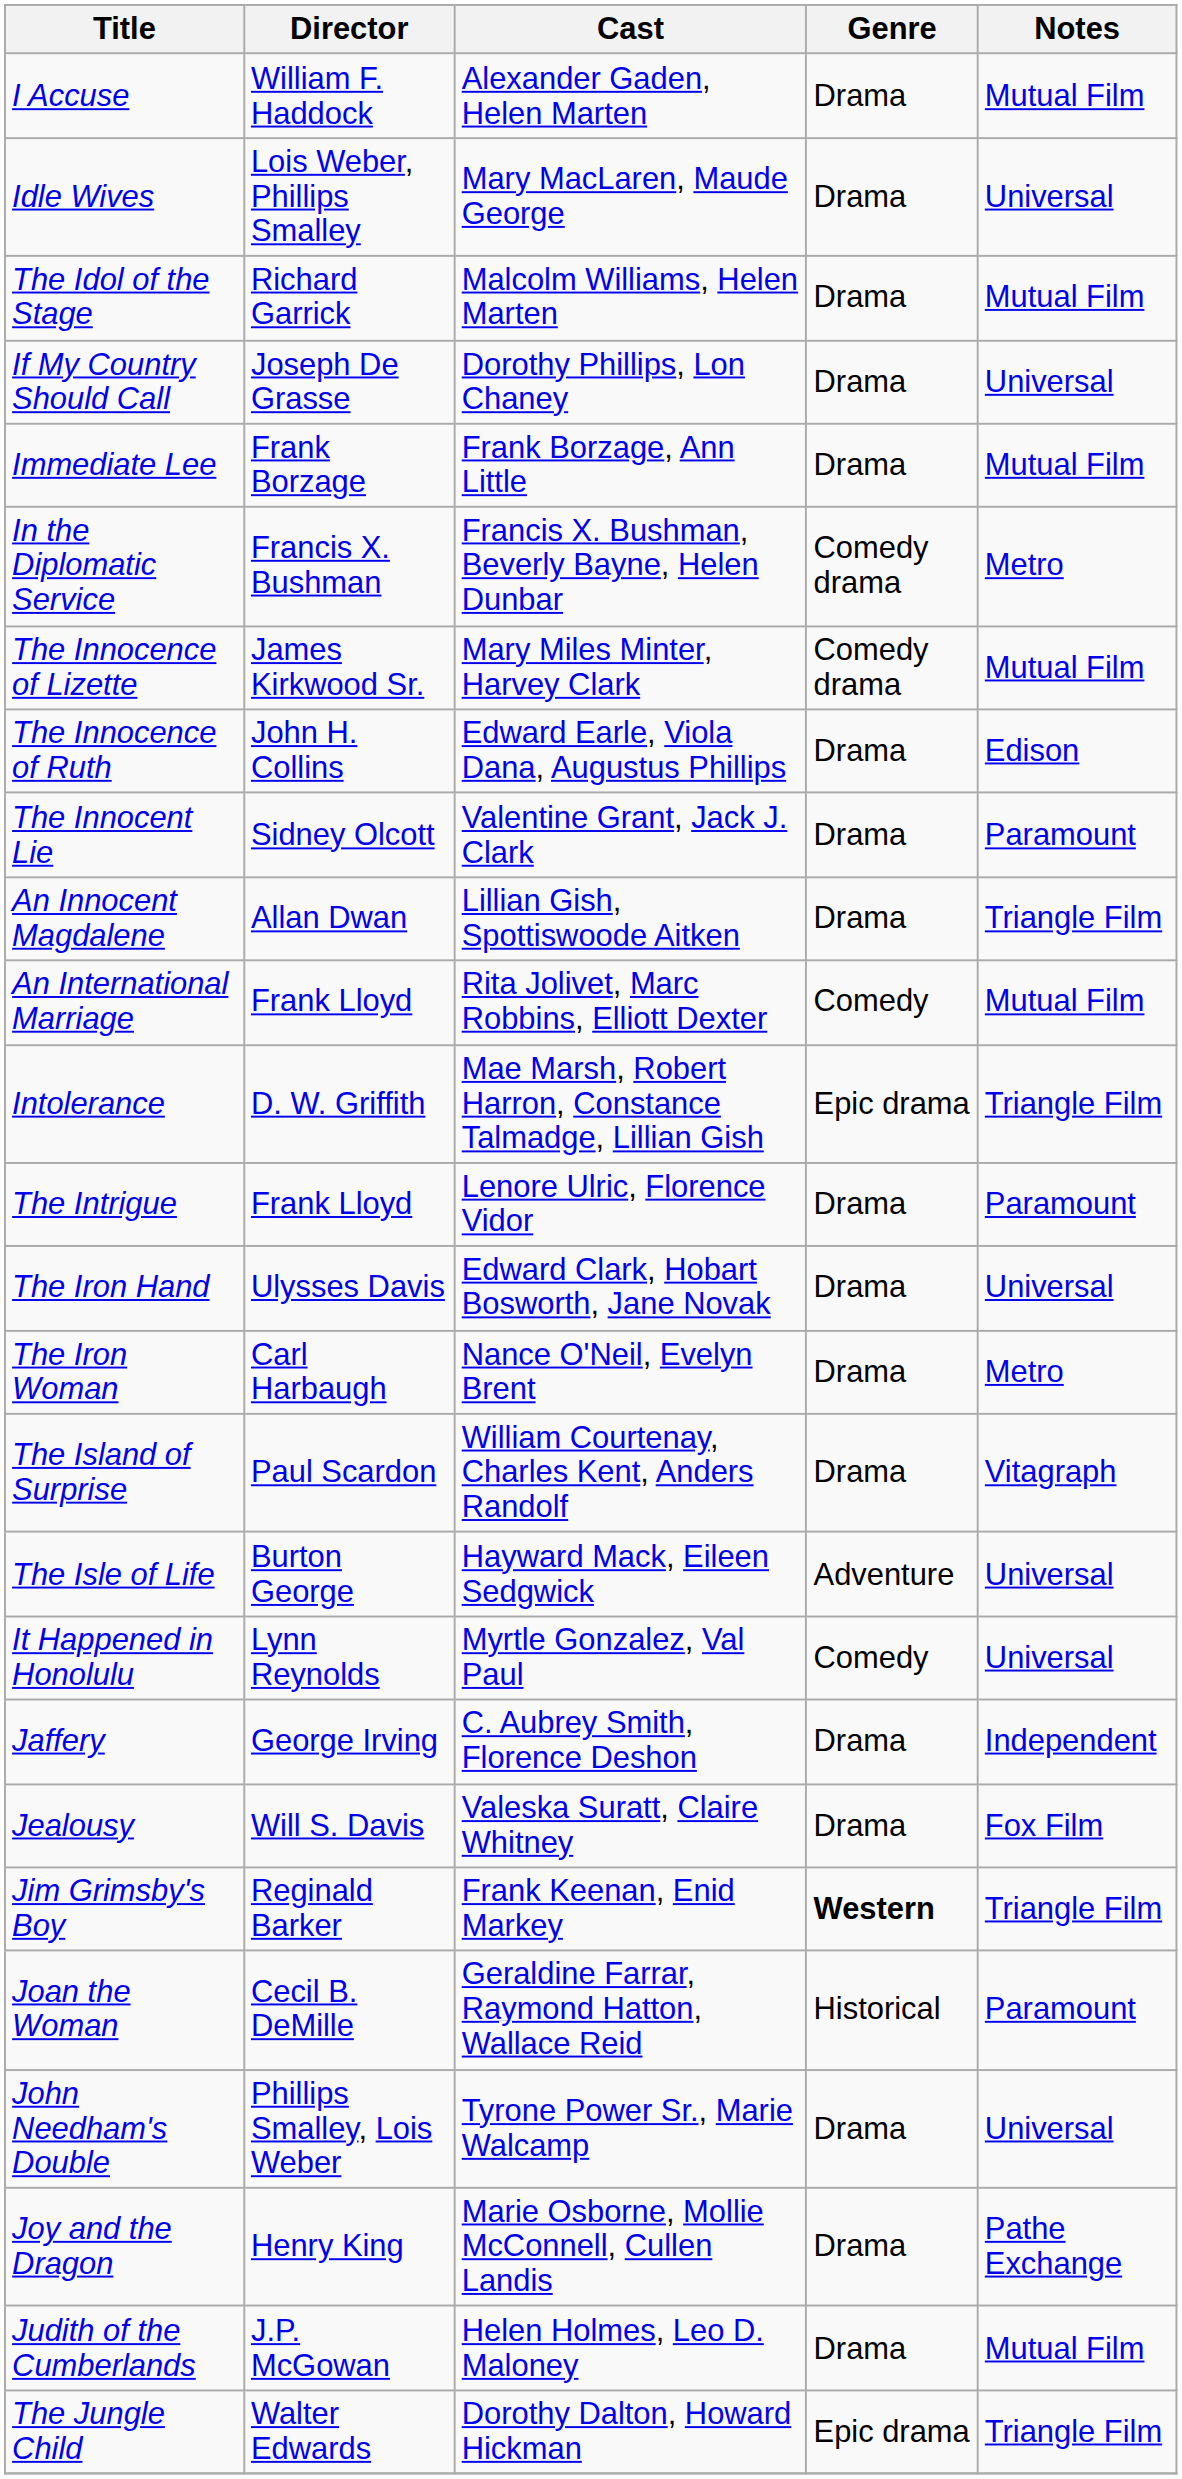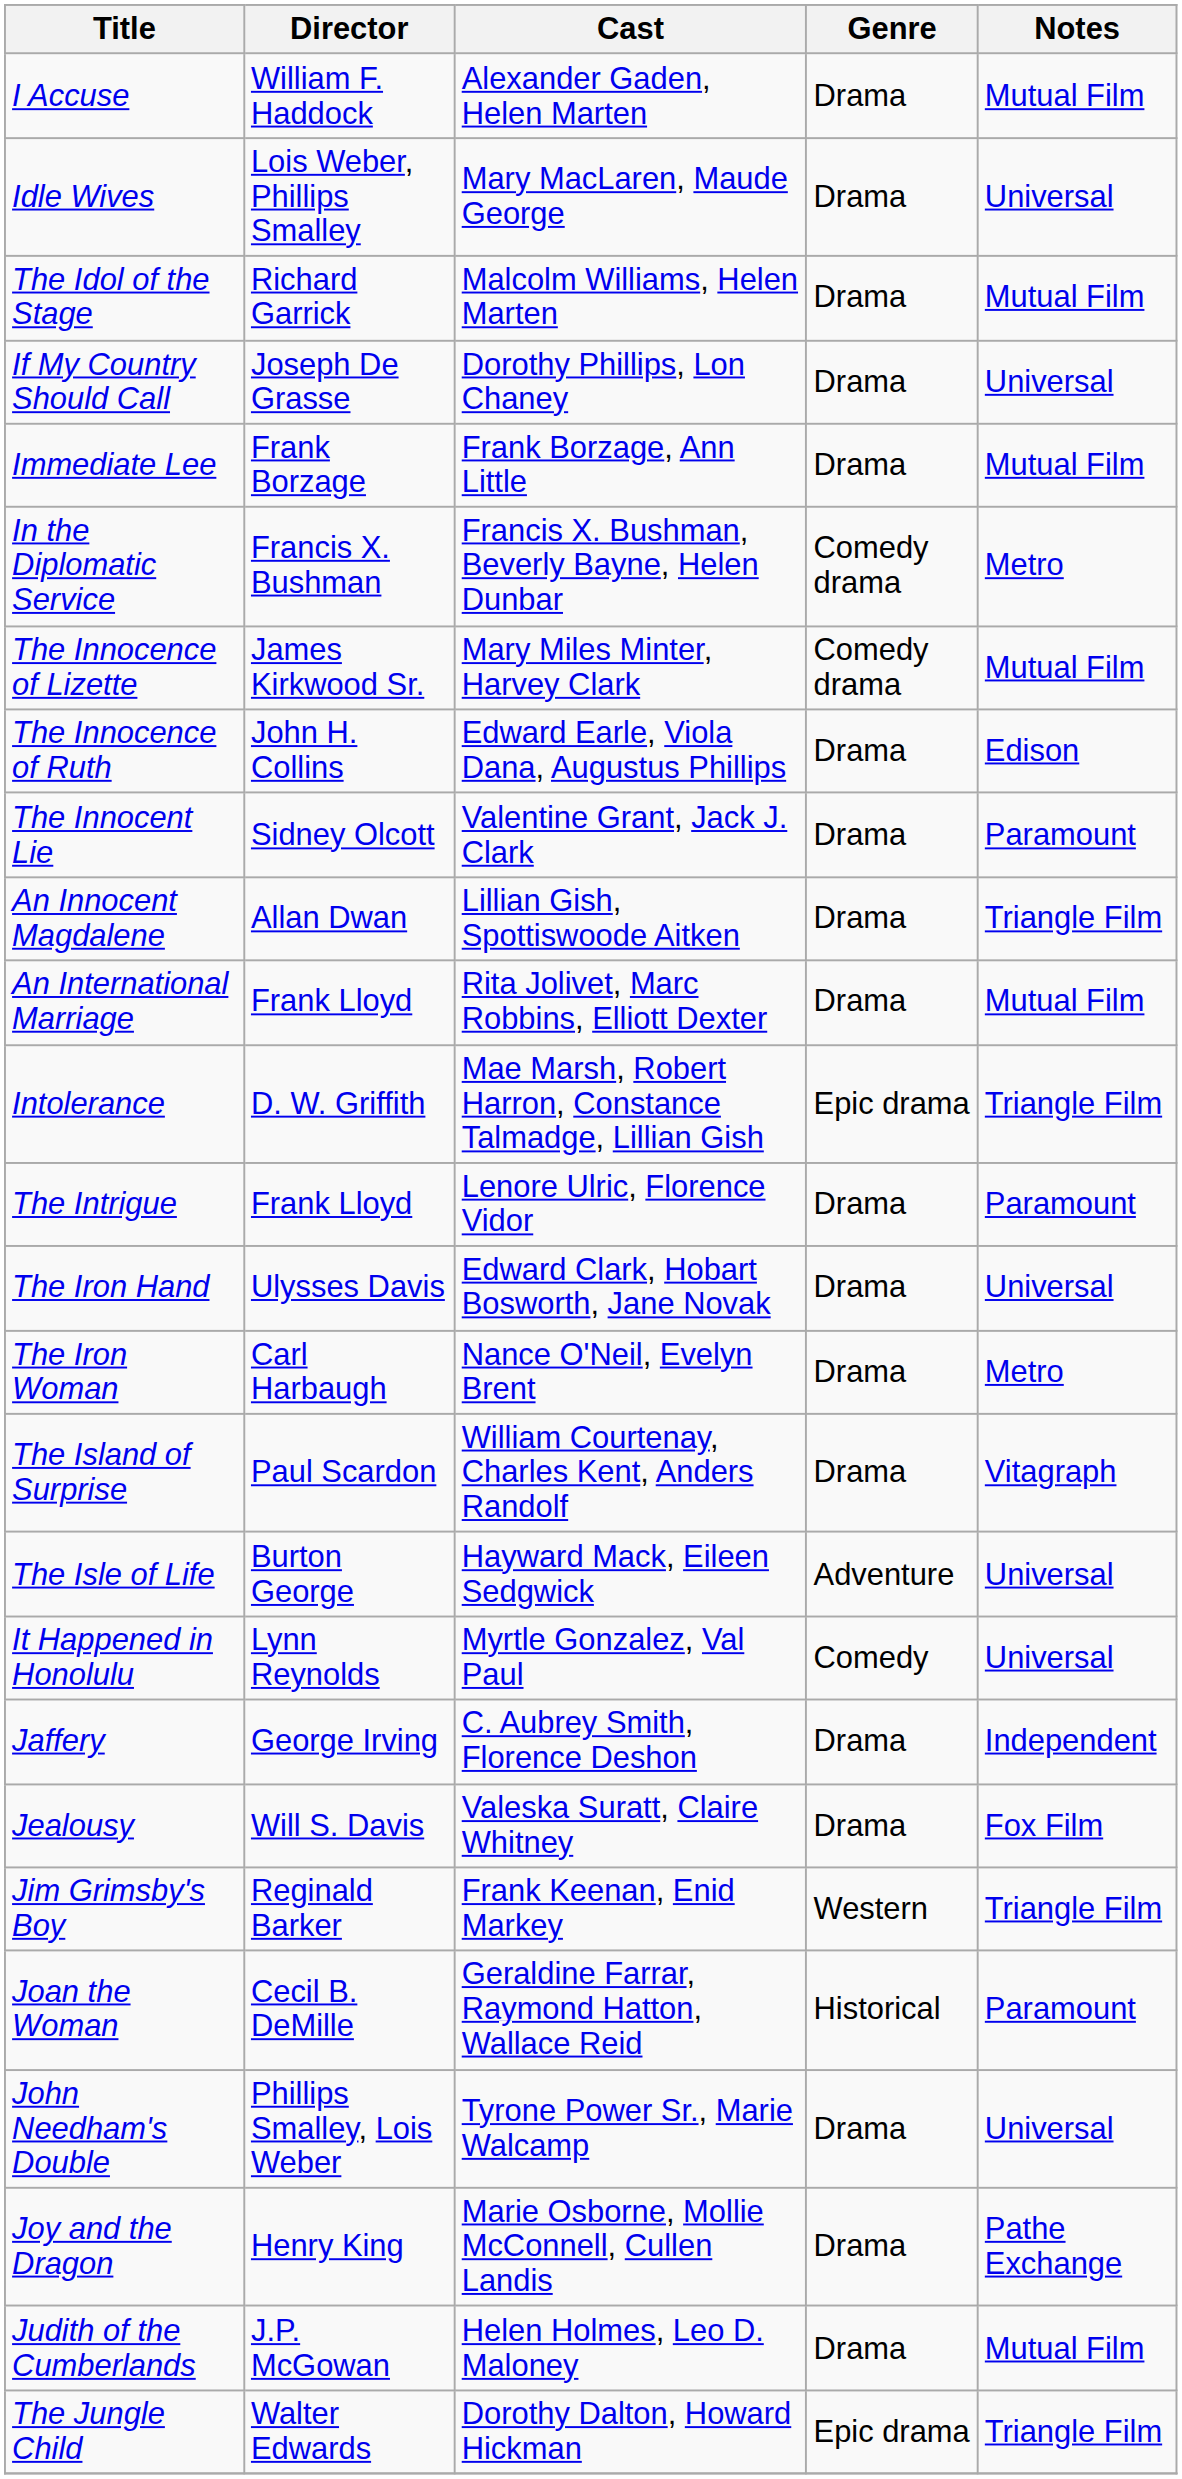(871, 1001) Comedy -> (860, 1001) Drama
(874, 1908) bold -> (871, 1908) normal
